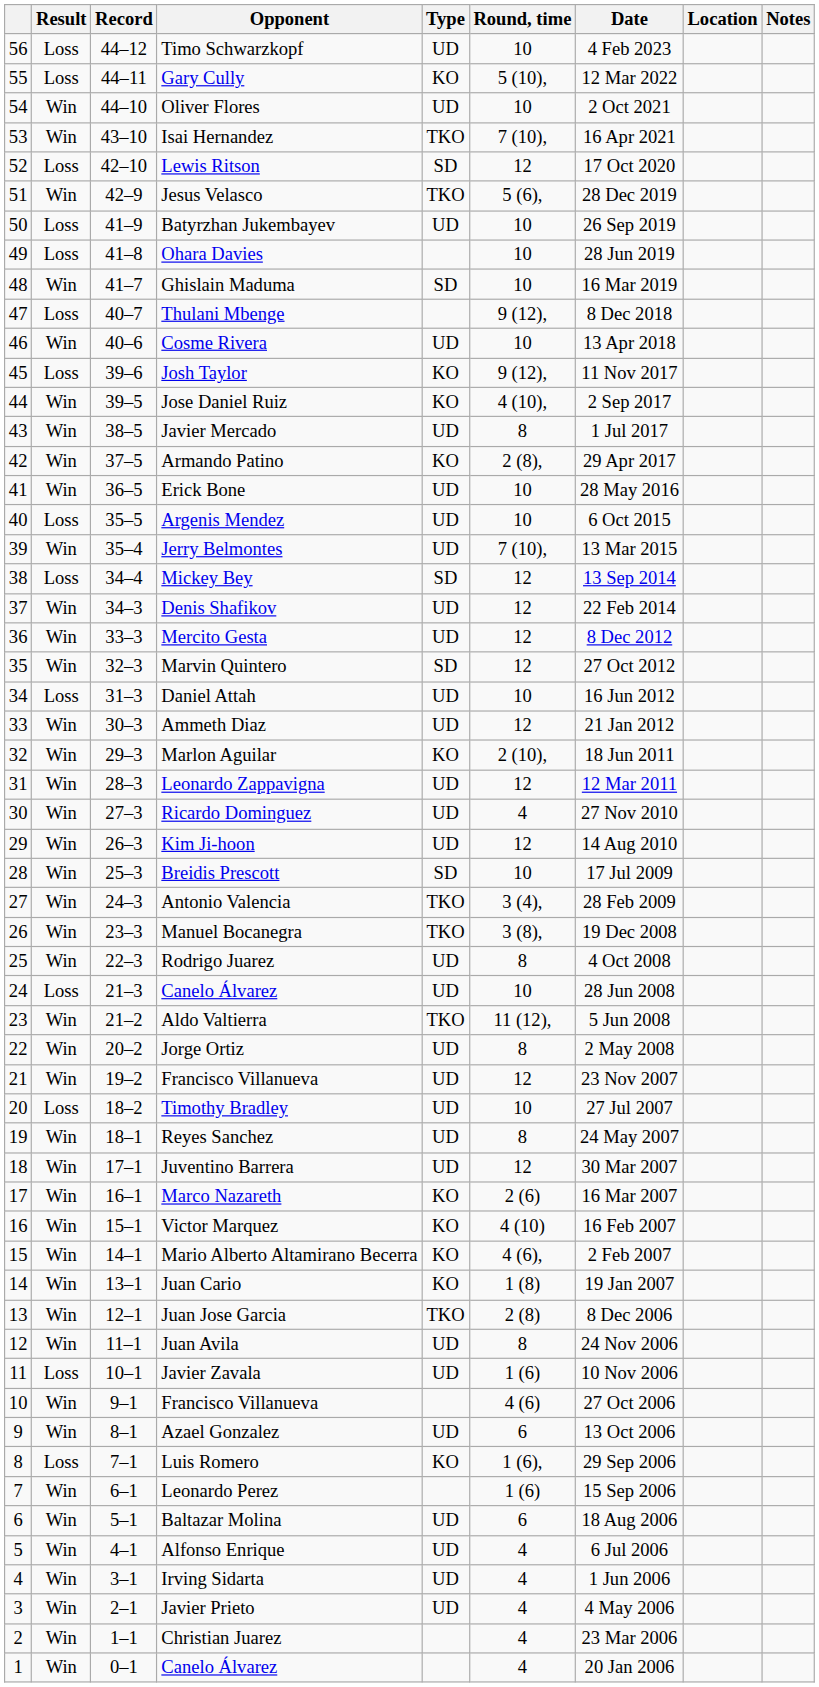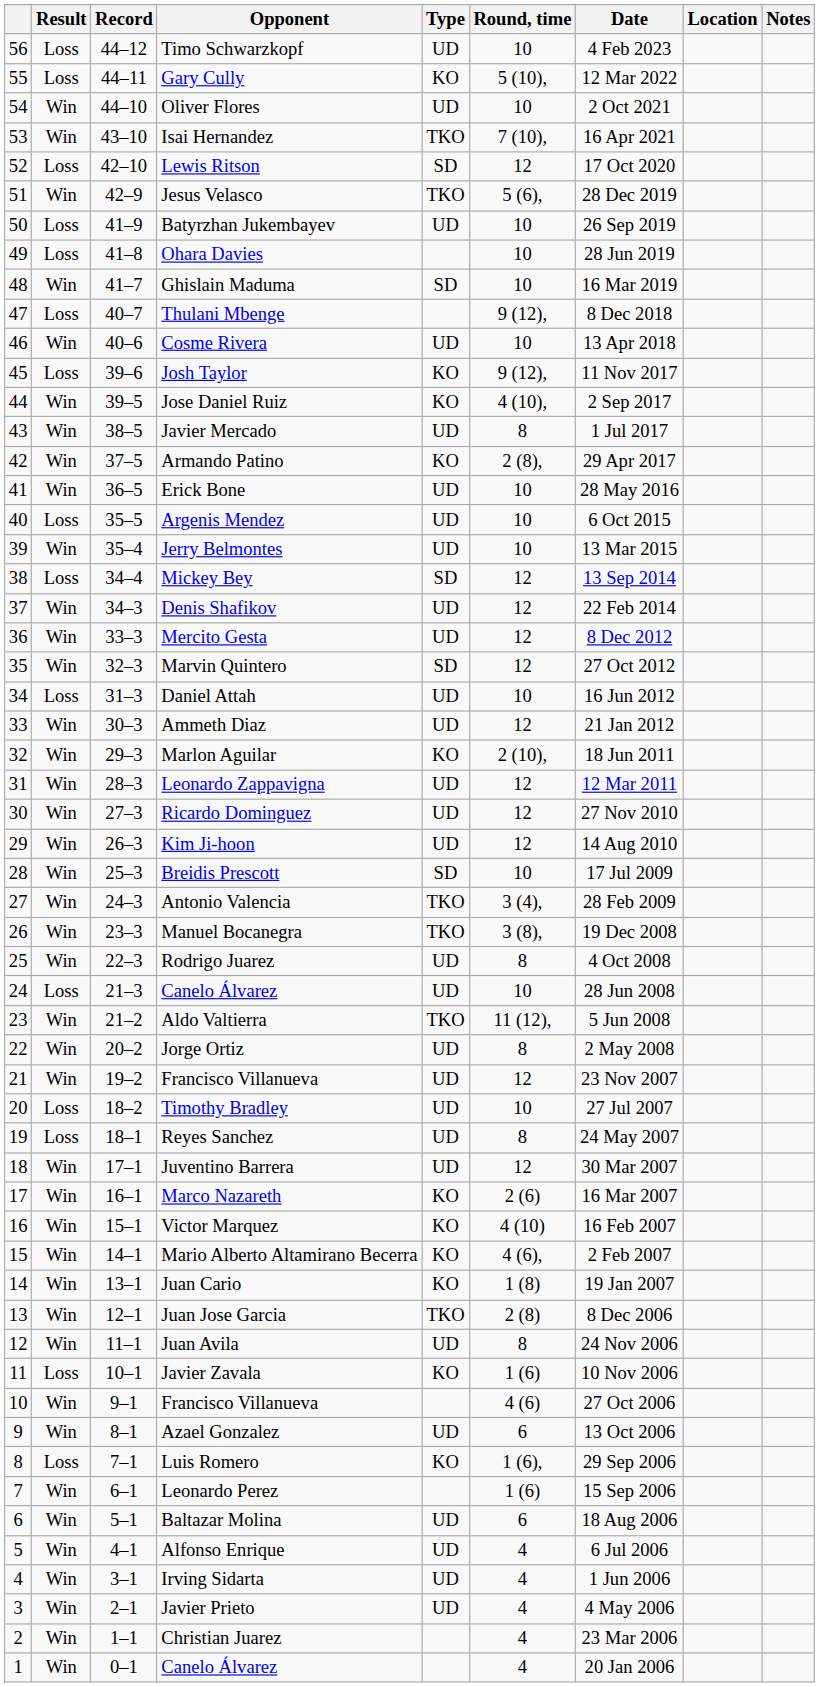(522, 549) 7 (10), -> (522, 549) 10
(522, 813) 4 -> (522, 813) 12
(61, 1137) Win -> (61, 1137) Loss
(445, 1373) UD -> (445, 1373) KO
